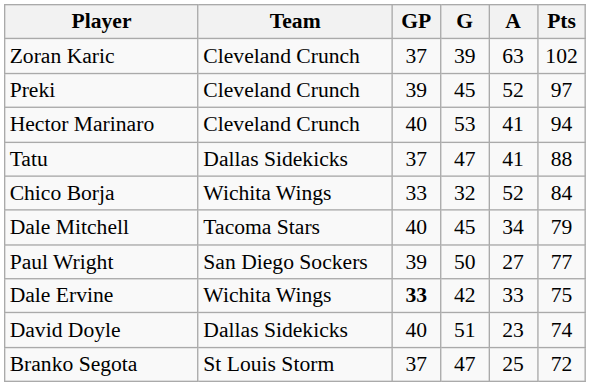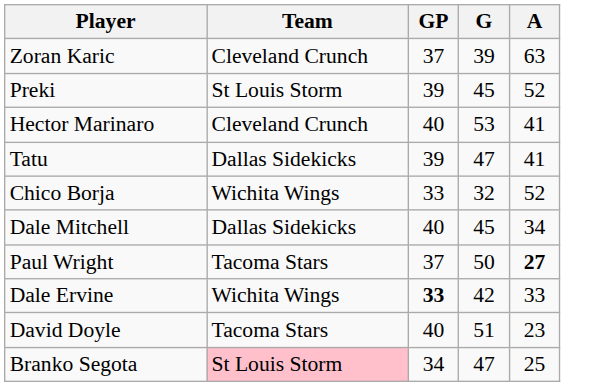- column: (562, 21)
(282, 90) Cleveland Crunch -> (277, 90) St Louis Storm
(416, 158) 37 -> (434, 158) 39
(262, 227) Tacoma Stars -> (284, 227) Dallas Sidekicks
(286, 261) San Diego Sockers -> (270, 261) Tacoma Stars
(416, 261) 39 -> (434, 261) 37
(513, 261) normal -> (534, 261) bold
(276, 329) Dallas Sidekicks -> (270, 329) Tacoma Stars
(269, 364) no background -> (277, 364) pink background
(416, 364) 37 -> (434, 364) 34
